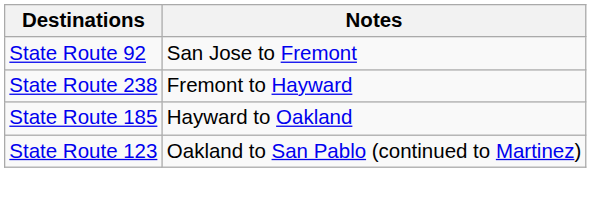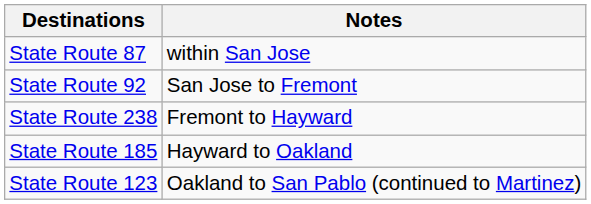+ row: (78, 53)
